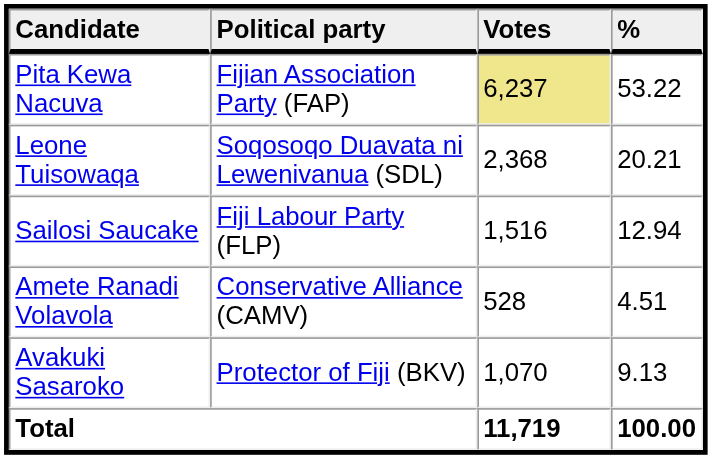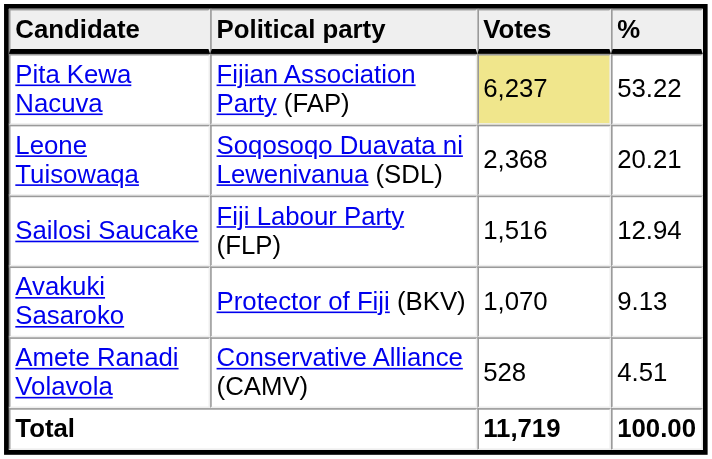rows swapped: (70, 372) <-> (97, 301)
